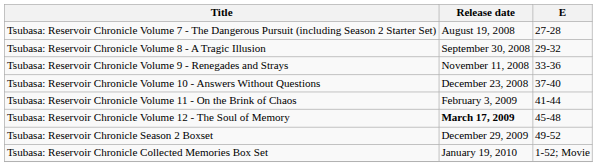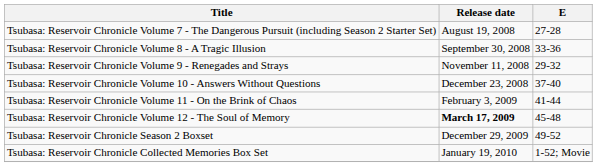(548, 48) 29-32 -> (548, 48) 33-36
(548, 65) 33-36 -> (548, 65) 29-32
